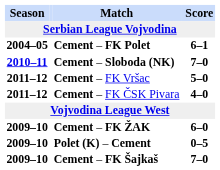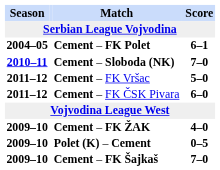(199, 94) 4–0 -> (199, 94) 6–0
(199, 127) 6–0 -> (199, 127) 4–0
